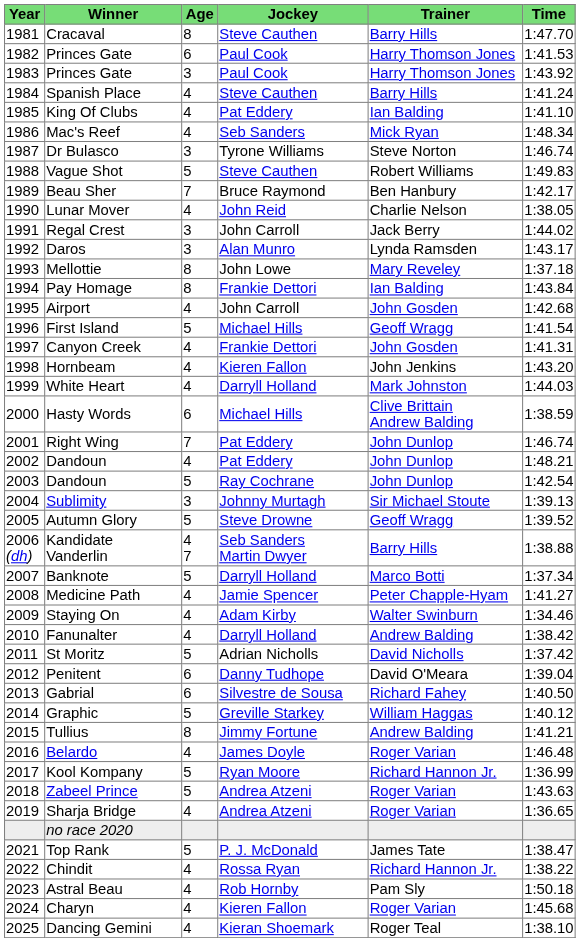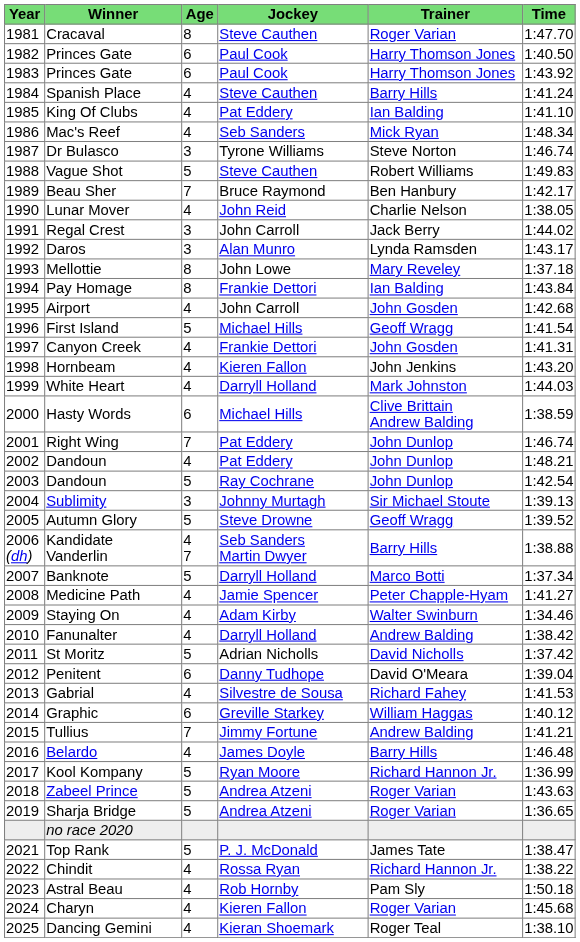(403, 34) Barry Hills -> (413, 34) Roger Varian
(549, 53) 1:41.53 -> (549, 53) 1:40.50
(187, 73) 3 -> (187, 73) 6
(187, 693) 6 -> (187, 693) 4
(549, 693) 1:40.50 -> (549, 693) 1:41.53
(187, 713) 5 -> (187, 713) 6
(187, 732) 8 -> (187, 732) 7
(413, 752) Roger Varian -> (403, 752) Barry Hills
(187, 810) 4 -> (187, 810) 5
